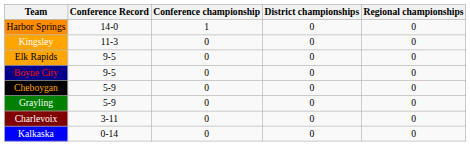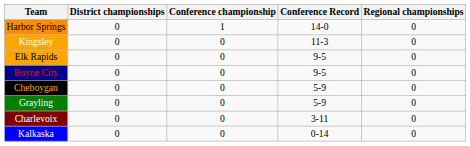columns swapped: (109, 12) <-> (312, 12)
